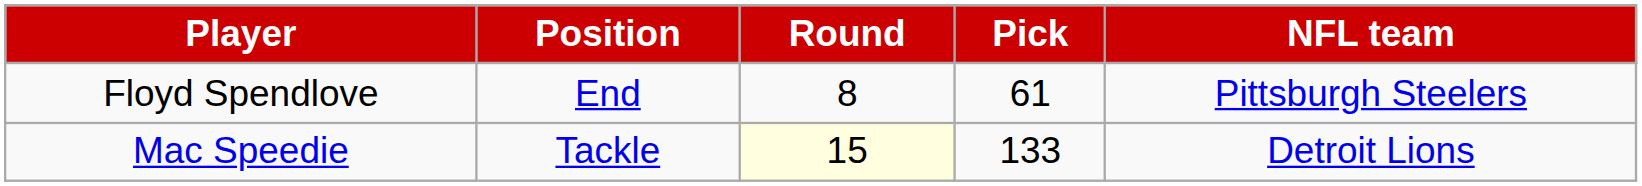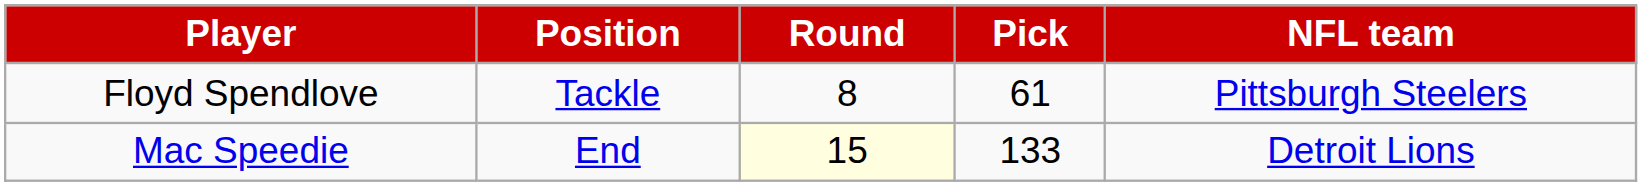(608, 92) End -> (608, 92) Tackle
(608, 151) Tackle -> (608, 151) End
